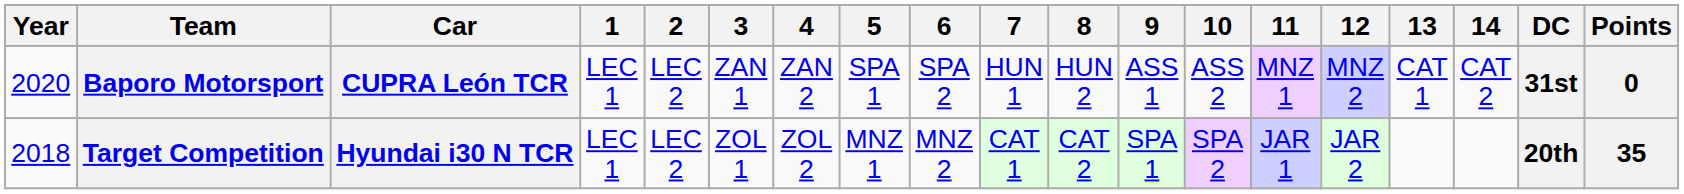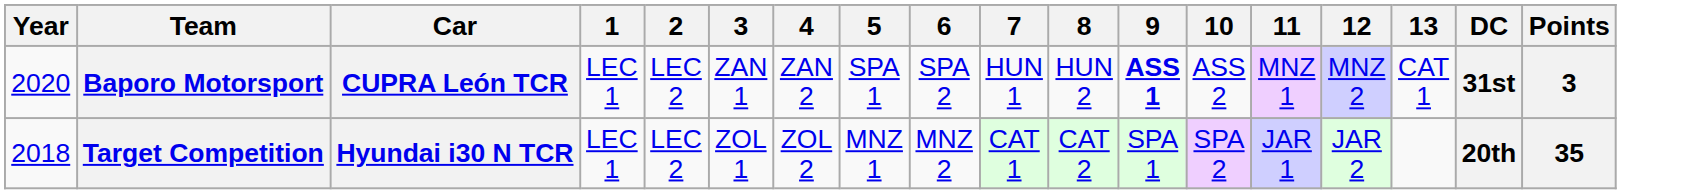- column: (1486, 25)
(1152, 82) normal -> (1153, 82) bold
(1631, 82) 0 -> (1569, 82) 3
